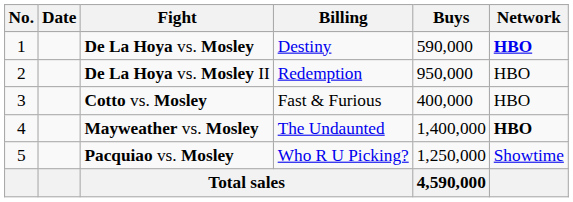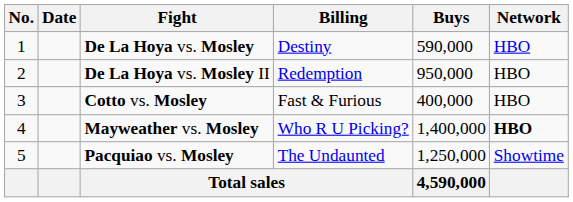(513, 45) bold -> (512, 45) normal
(331, 127) The Undaunted -> (343, 127) Who R U Picking?
(343, 155) Who R U Picking? -> (331, 155) The Undaunted
